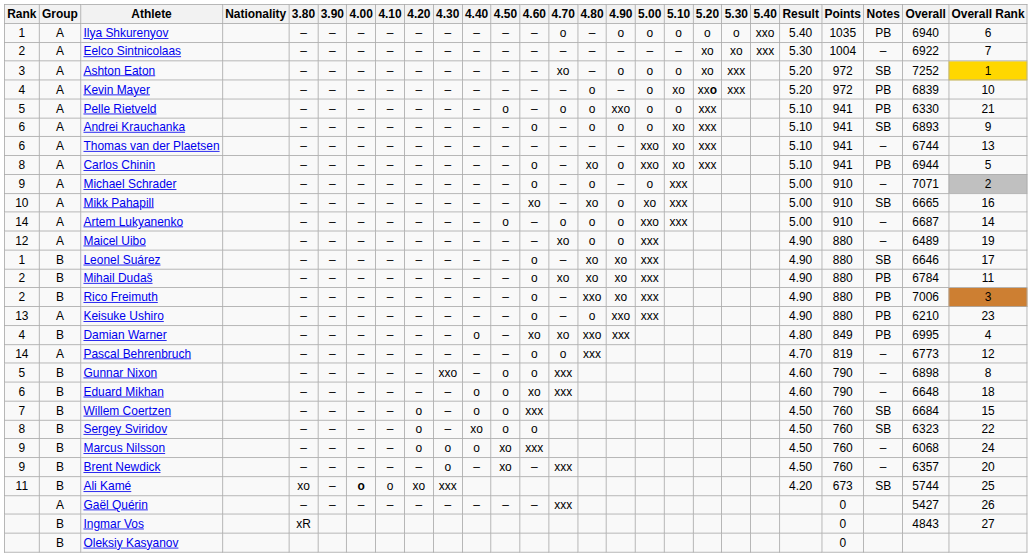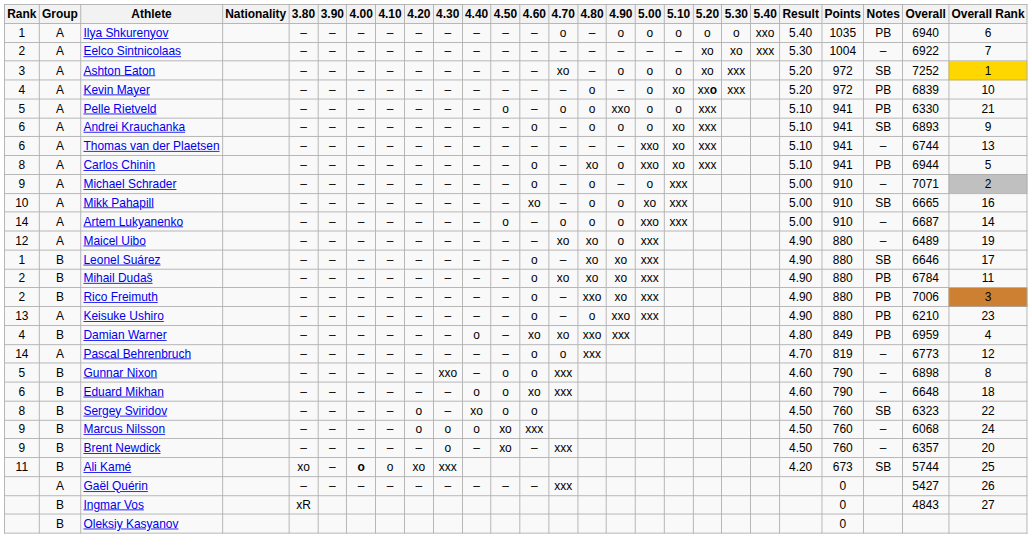(592, 203) xo -> (592, 203) o
(592, 241) o -> (592, 241) xo
(926, 335) 6995 -> (926, 335) 6959
- row: (127, 411)
